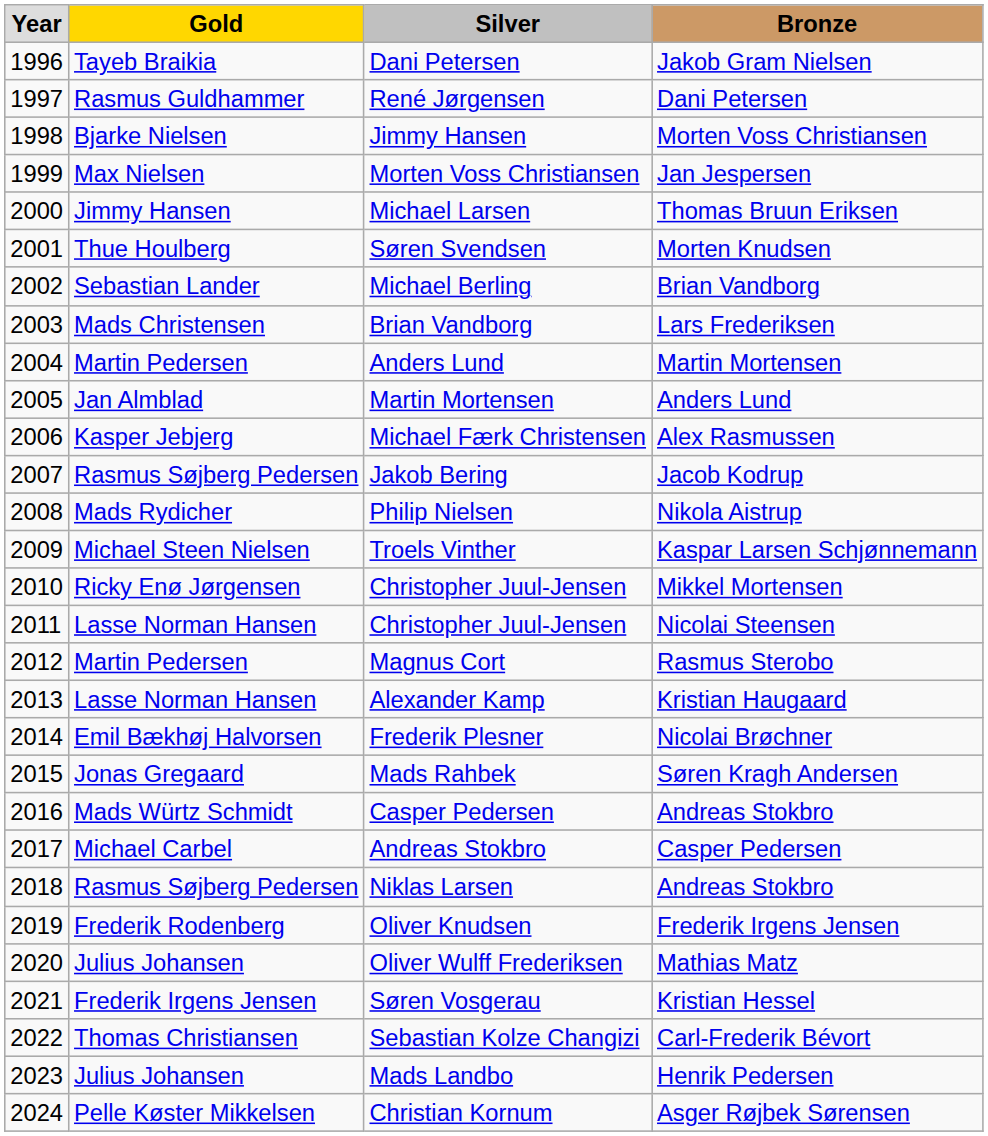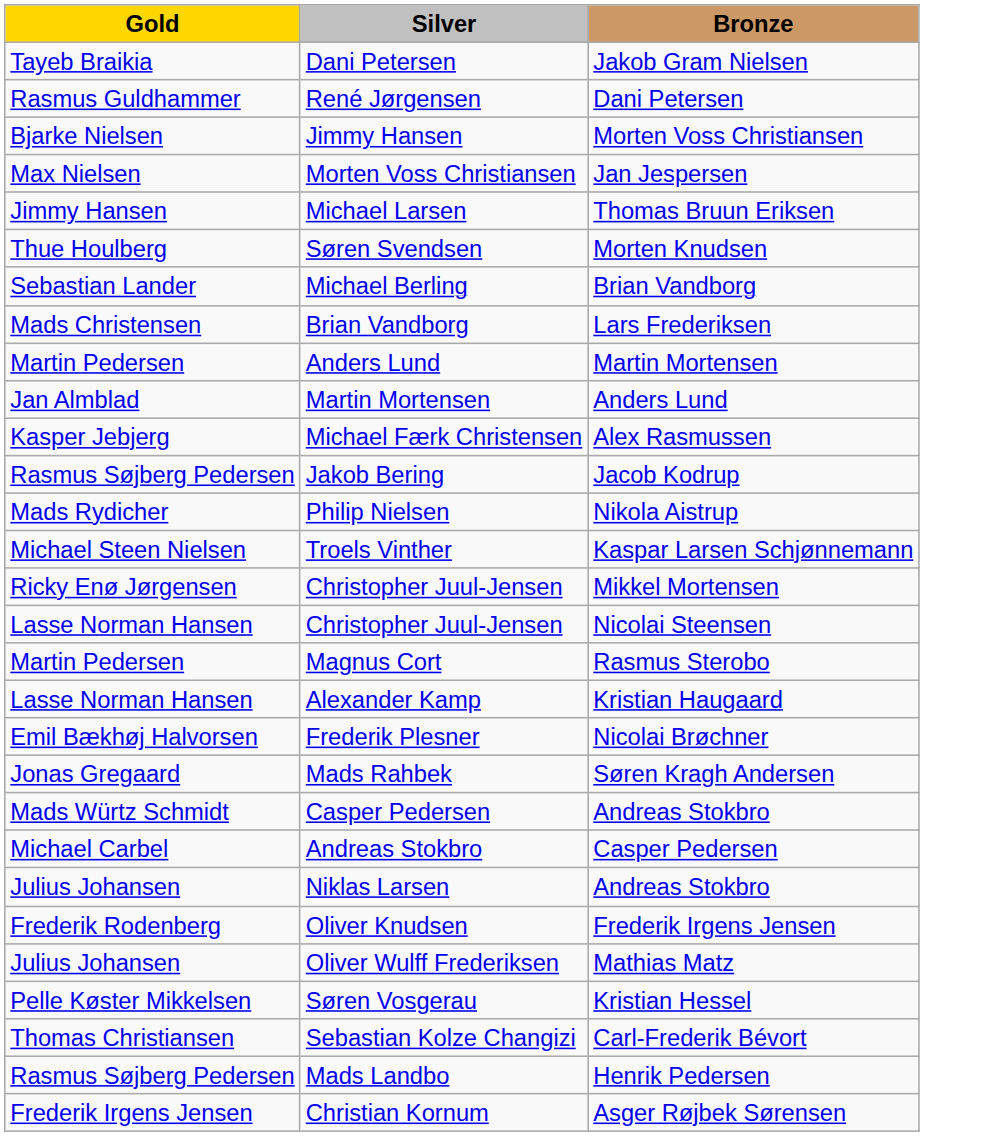- column: (37, 24)
(216, 887) Rasmus Søjberg Pedersen -> (95, 887) Julius Johansen
(195, 1000) Frederik Irgens Jensen -> (131, 1000) Pelle Køster Mikkelsen
(159, 1075) Julius Johansen -> (153, 1075) Rasmus Søjberg Pedersen
(195, 1112) Pelle Køster Mikkelsen -> (131, 1112) Frederik Irgens Jensen
